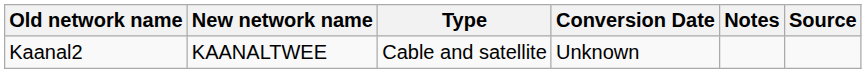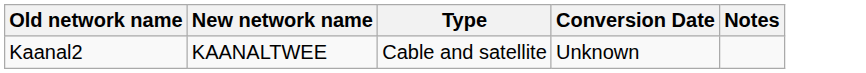- column: (823, 20)
